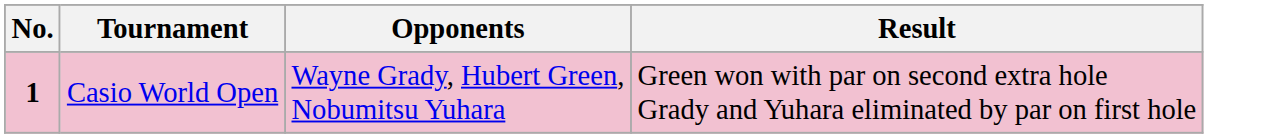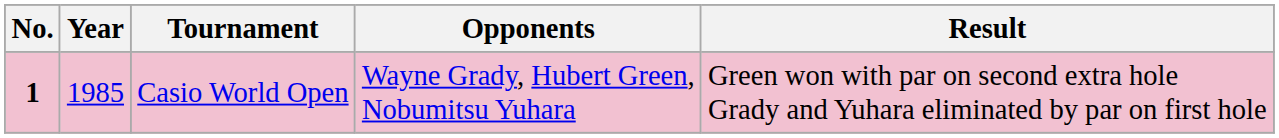+ column: (95, 28)
